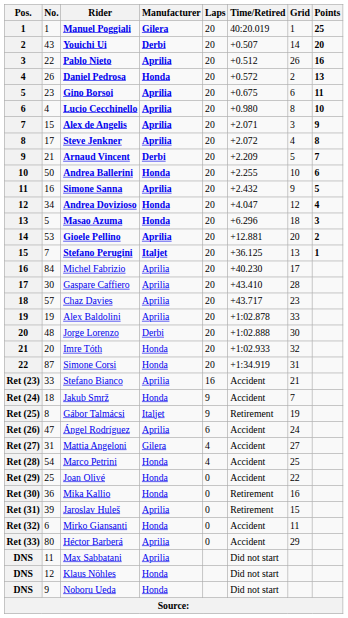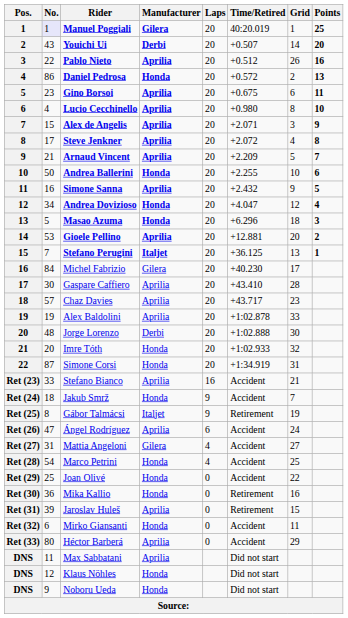(47, 28) no background -> (47, 28) lavender background
(49, 76) 26 -> (49, 76) 86
(154, 157) Derbi -> (157, 157) Aprilia
(156, 269) Aprilia -> (154, 269) Gilera
